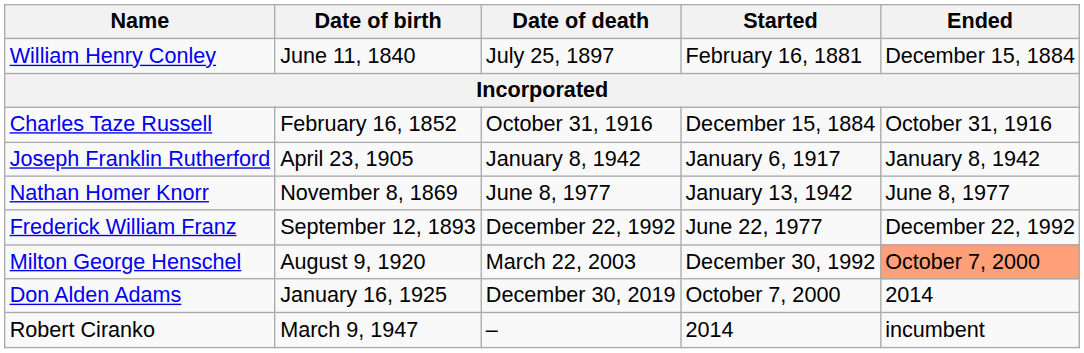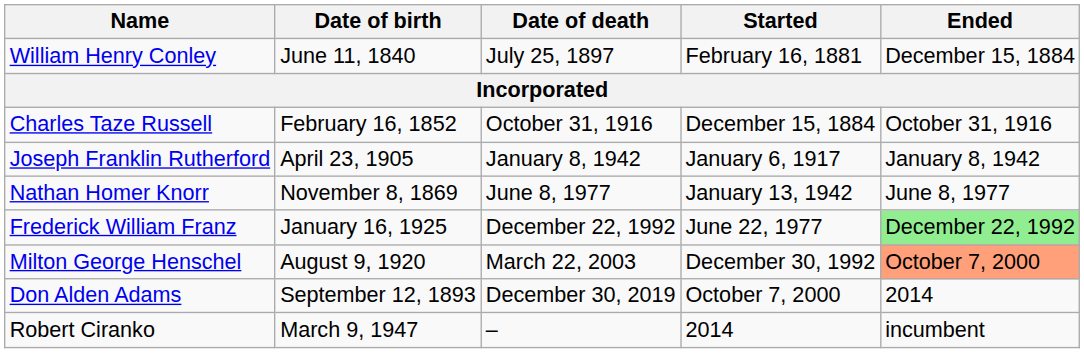(378, 227) September 12, 1893 -> (364, 227) January 16, 1925
(980, 227) no background -> (980, 227) lightgreen background
(364, 295) January 16, 1925 -> (378, 295) September 12, 1893
